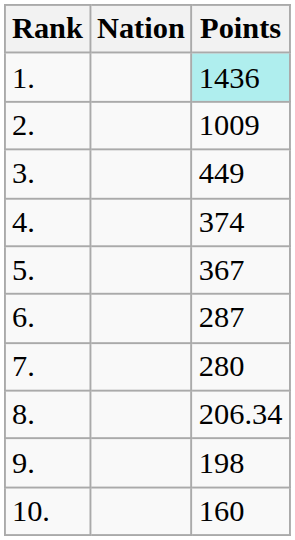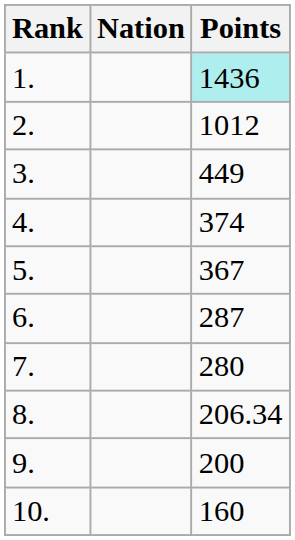(229, 125) 1009 -> (229, 125) 1012
(222, 462) 198 -> (222, 462) 200
